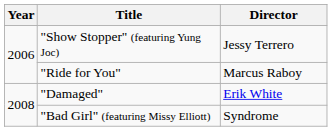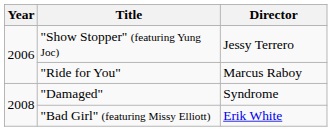(253, 94) Erik White -> (251, 94) Syndrome
(251, 115) Syndrome -> (253, 115) Erik White
